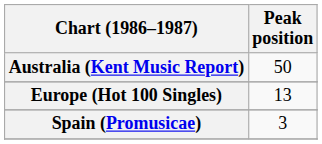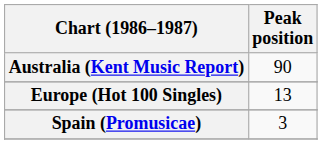(283, 67) 50 -> (283, 67) 90
